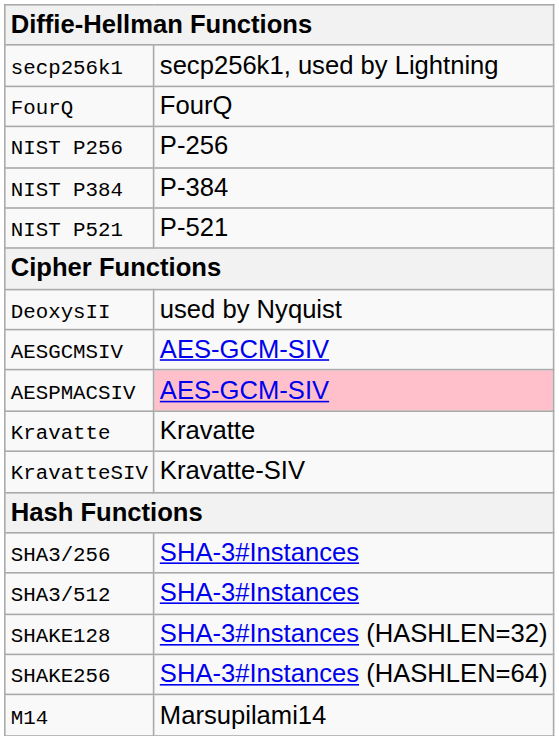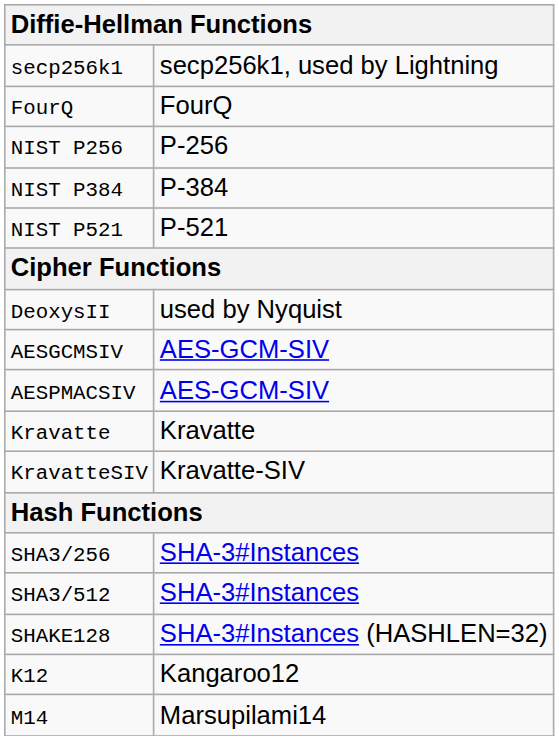(244, 390) pink background -> (244, 390) no background
- row: (61, 677)
+ row: (29, 677)
